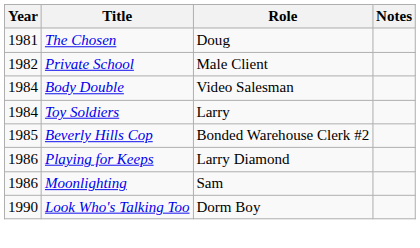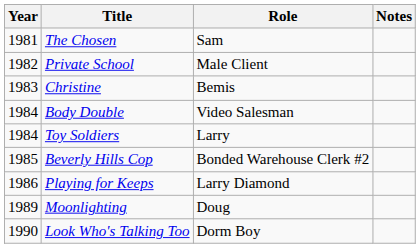(213, 40) Doug -> (210, 40) Sam
+ row: (73, 87)
(23, 183) 1986 -> (23, 207) 1989
(210, 183) Sam -> (213, 207) Doug
